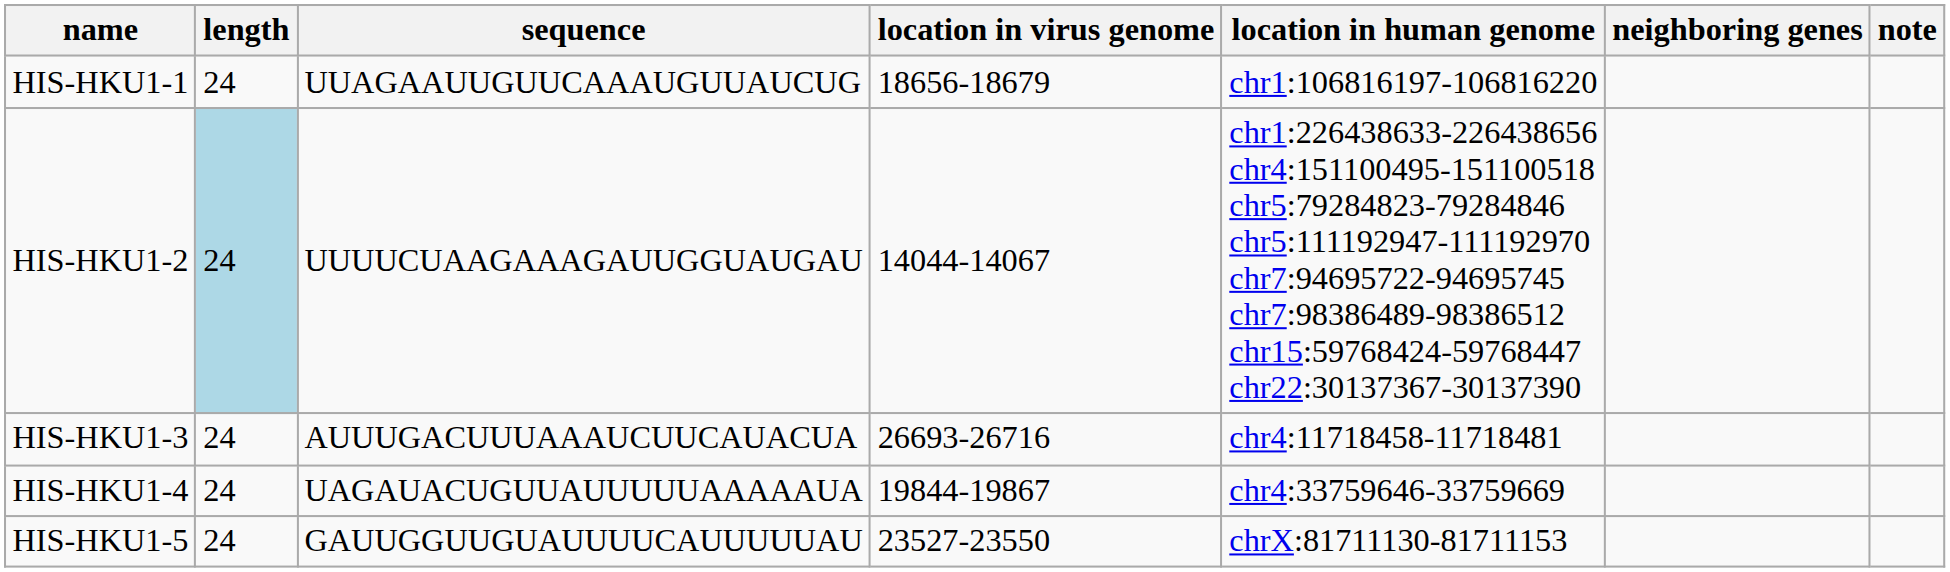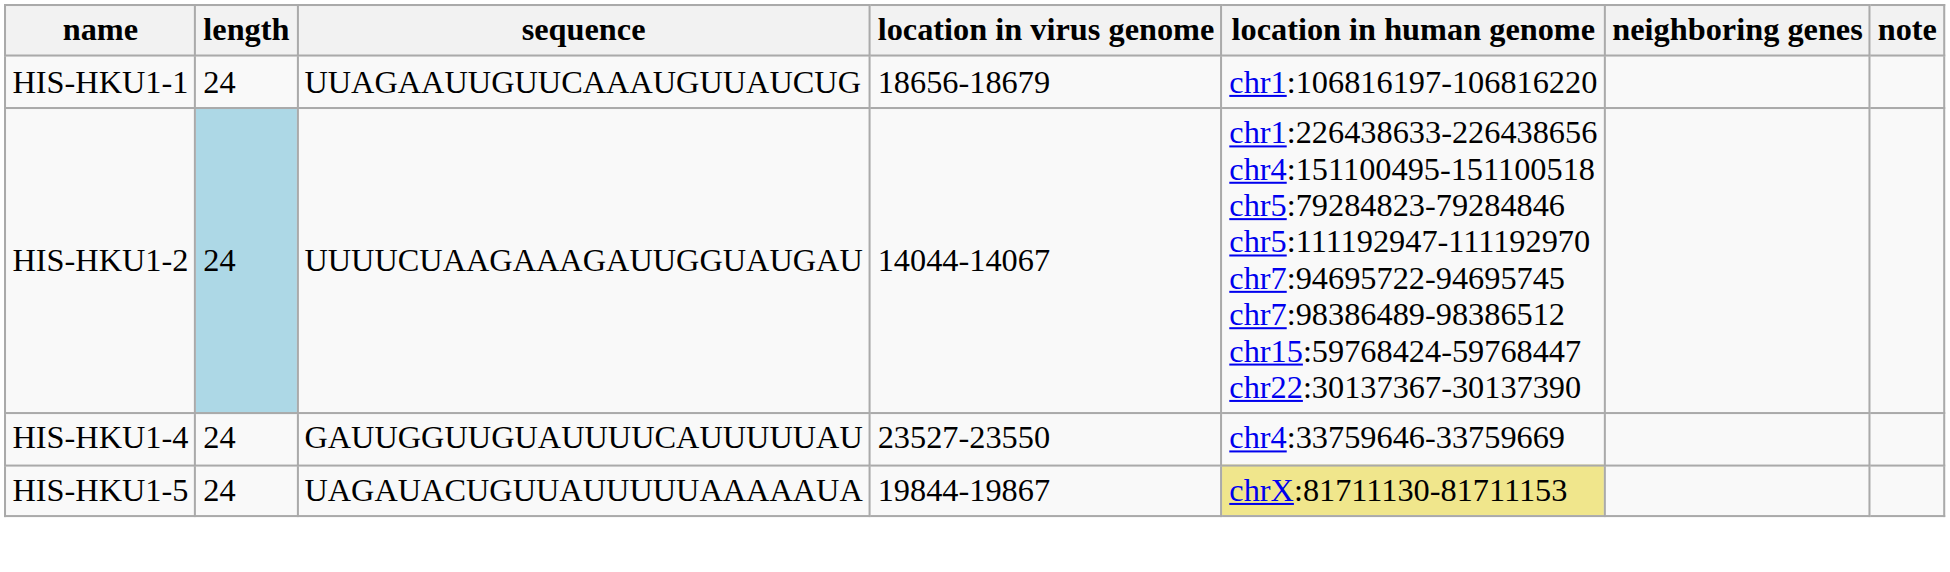- row: (100, 438)
(584, 489) UAGAUACUGUUAUUUUUAAAAAUA -> (584, 438) GAUUGGUUGUAUUUUCAUUUUUAU
(964, 489) 19844-19867 -> (964, 438) 23527-23550
(584, 540) GAUUGGUUGUAUUUUCAUUUUUAU -> (584, 489) UAGAUACUGUUAUUUUUAAAAAUA
(964, 540) 23527-23550 -> (964, 489) 19844-19867
(1398, 540) no background -> (1398, 489) khaki background
